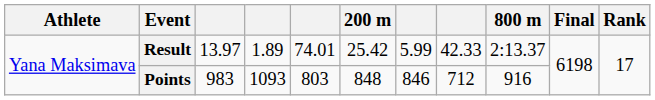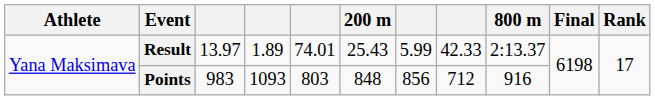(368, 50) 25.42 -> (368, 50) 25.43
(416, 80) 846 -> (416, 80) 856
